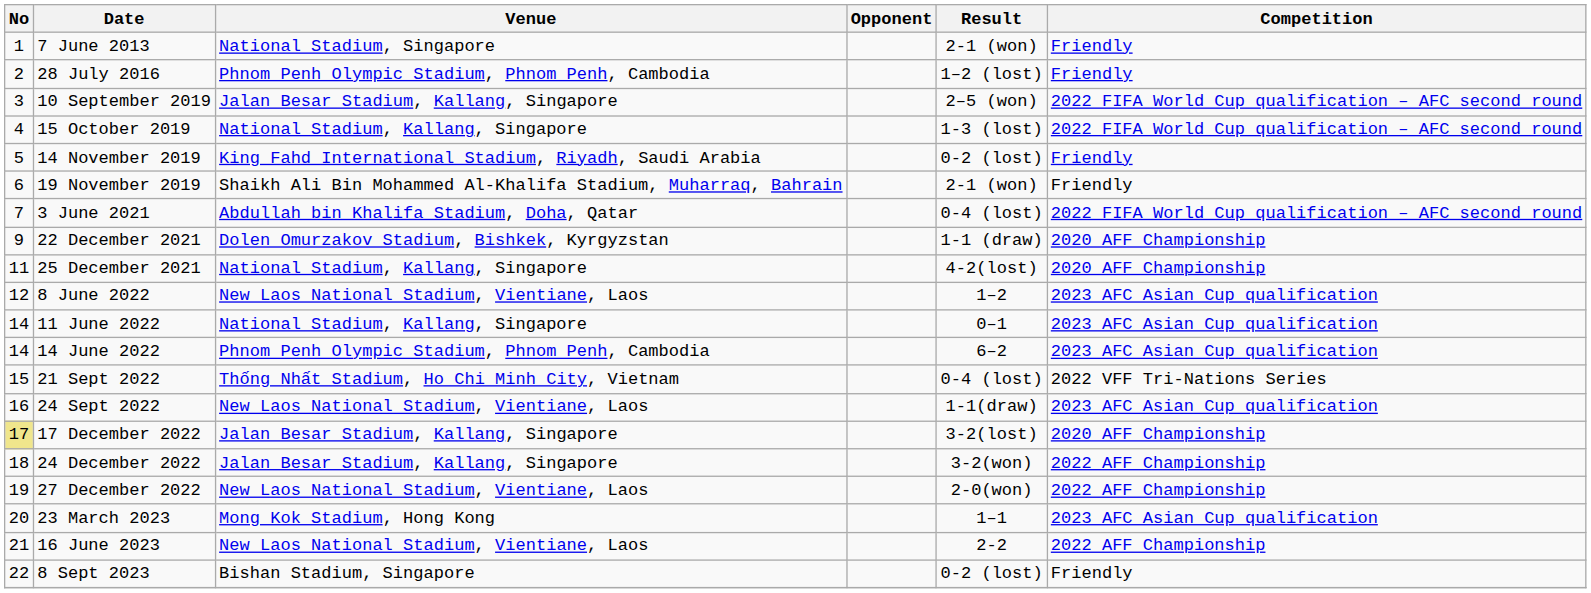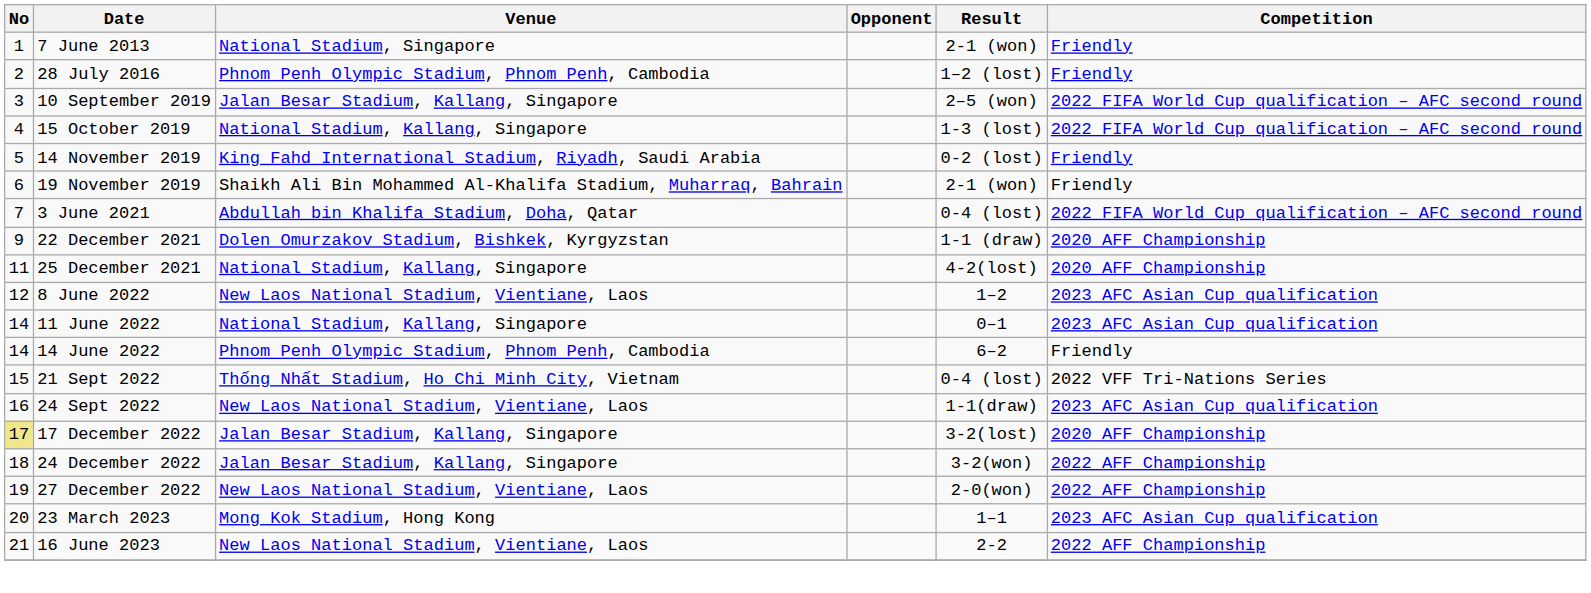(1214, 352) 2023 AFC Asian Cup qualification -> (1092, 352) Friendly
- row: (93, 574)
